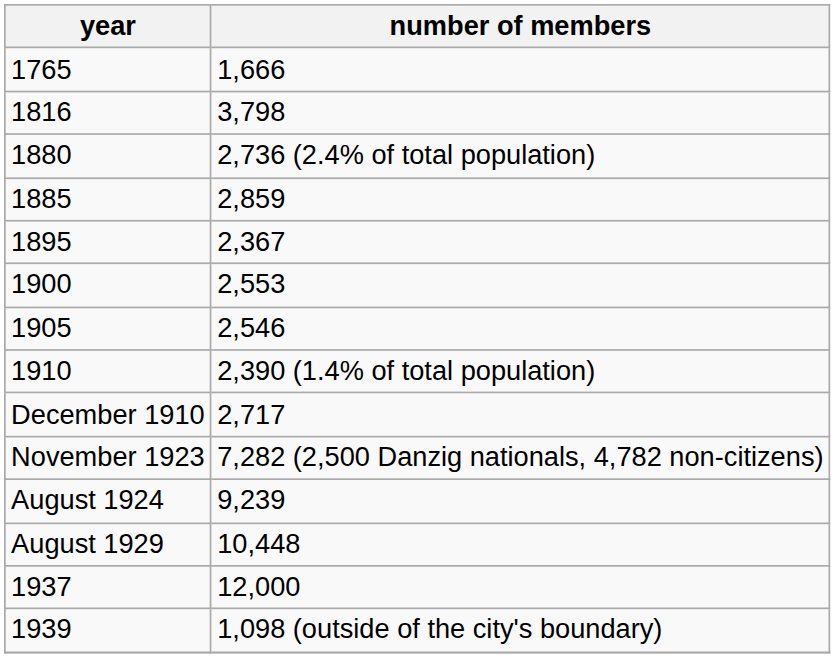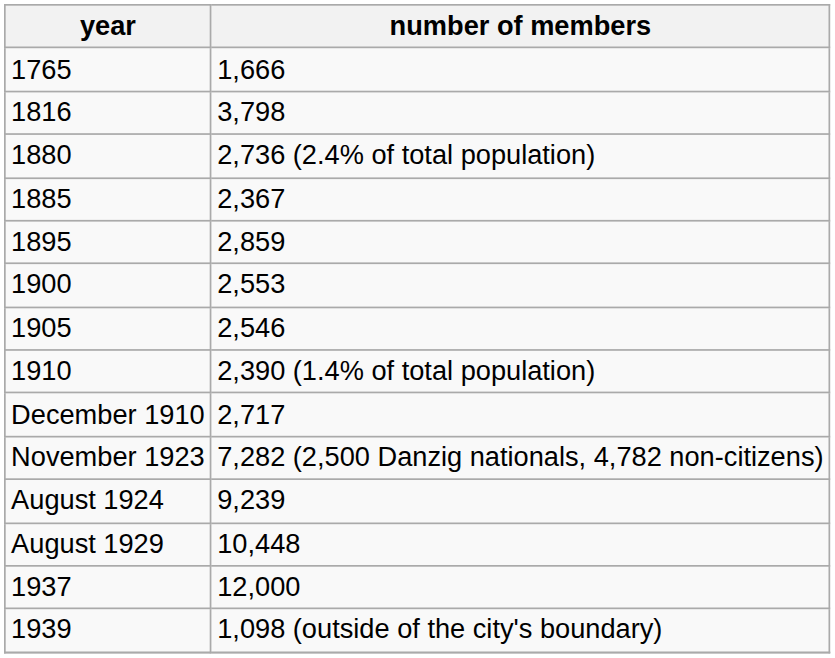(251, 198) 2,859 -> (251, 198) 2,367
(251, 241) 2,367 -> (251, 241) 2,859
